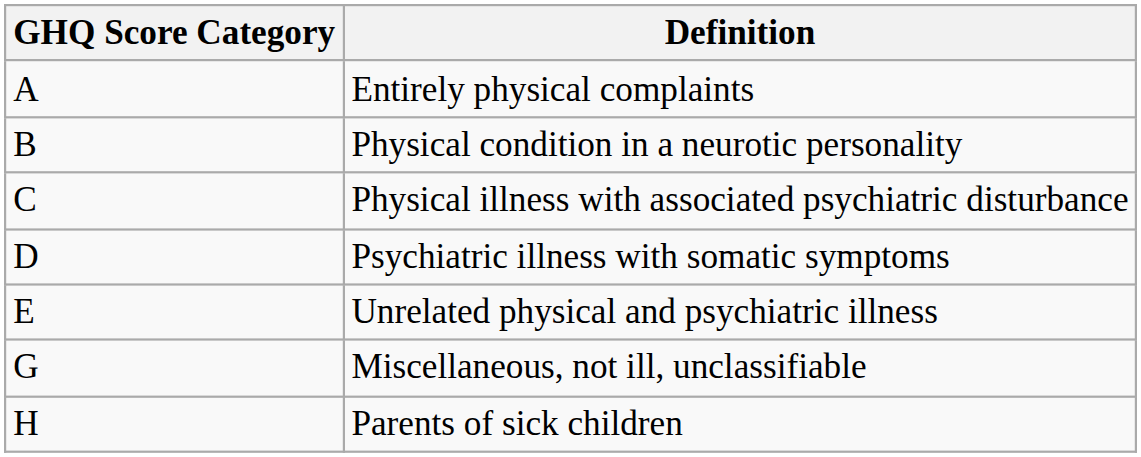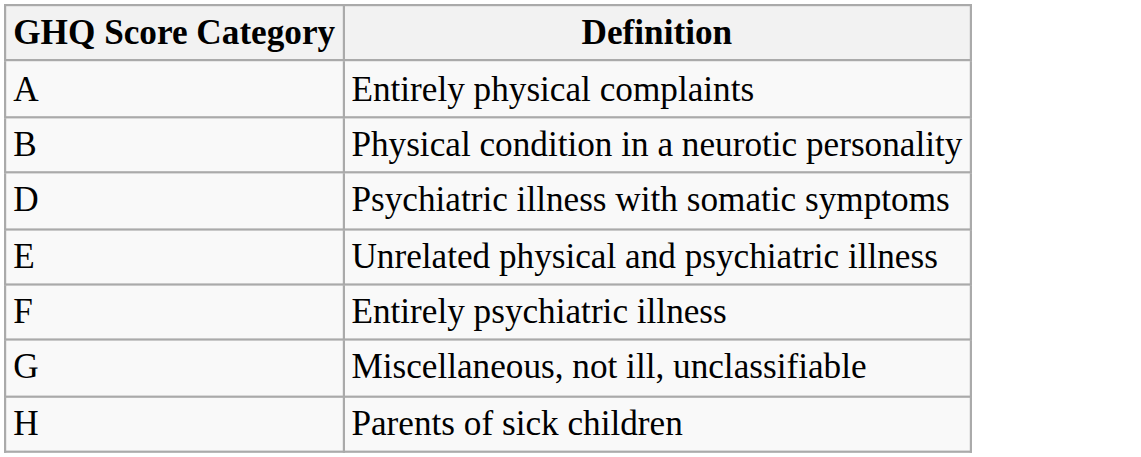- row: (740, 199)
+ row: (539, 311)
